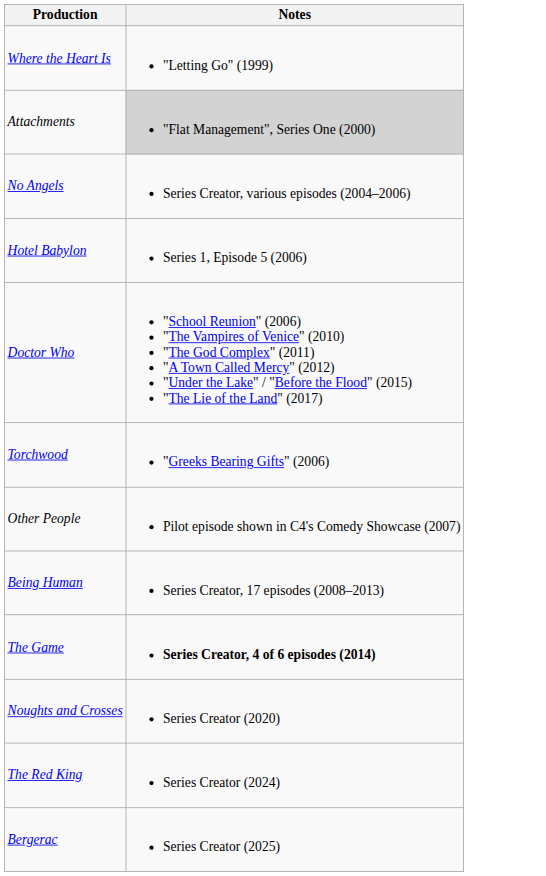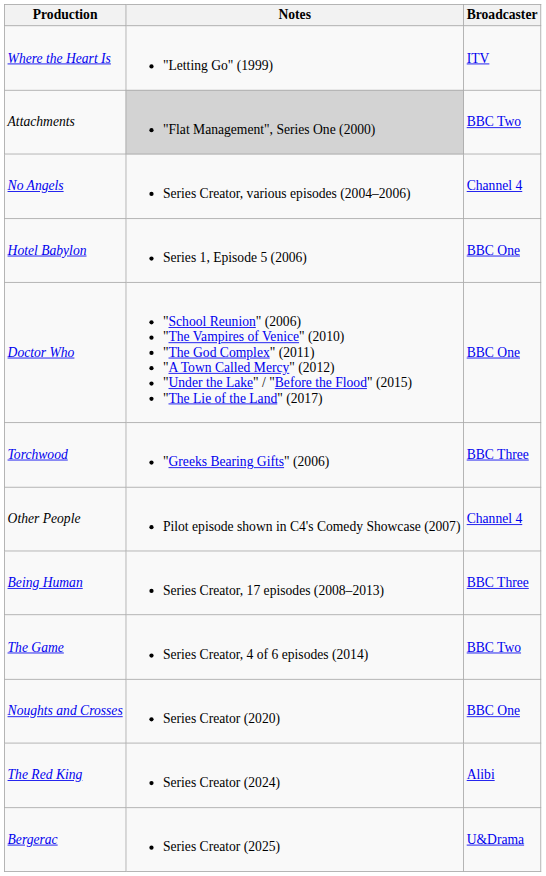+ column: (502, 15)
(295, 655) bold -> (295, 655) normal
